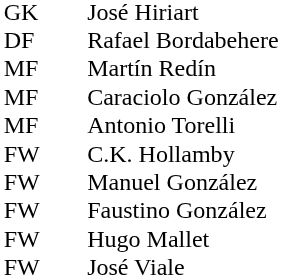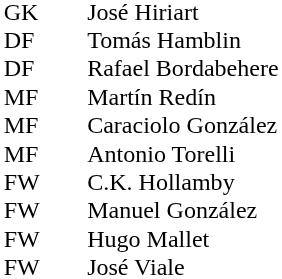+ row: (164, 40)
- row: (177, 210)
